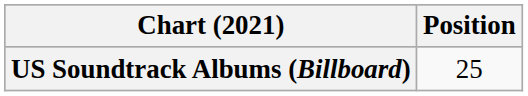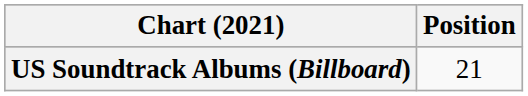(469, 68) 25 -> (469, 68) 21
